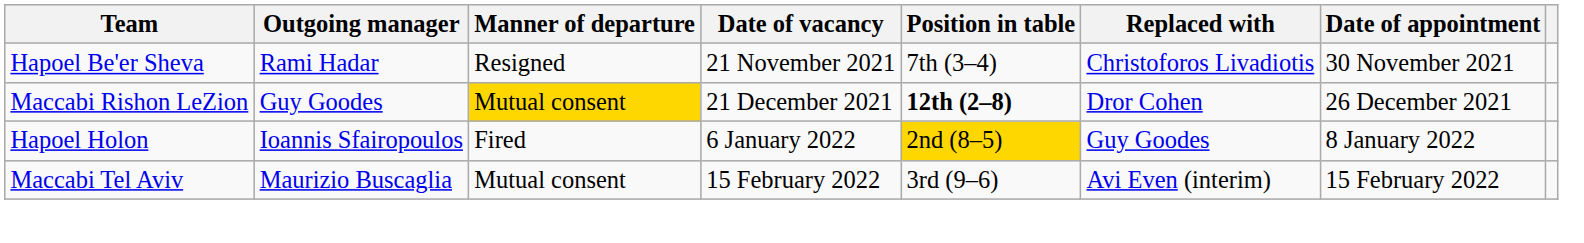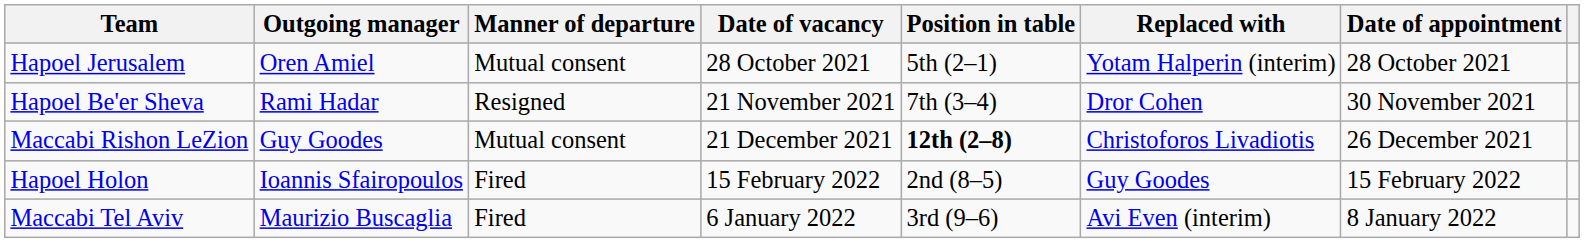+ row: (98, 62)
(1200, 62) Christoforos Livadiotis -> (1145, 101) Dror Cohen
(550, 101) gold background -> (550, 140) no background
(1145, 101) Dror Cohen -> (1200, 140) Christoforos Livadiotis
(781, 140) 6 January 2022 -> (793, 179) 15 February 2022
(954, 140) gold background -> (954, 179) no background
(1400, 140) 8 January 2022 -> (1434, 179) 15 February 2022
(550, 179) Mutual consent -> (500, 218) Fired
(793, 179) 15 February 2022 -> (781, 218) 6 January 2022
(1413, 179) 15 February 2022 -> (1422, 218) 8 January 2022
